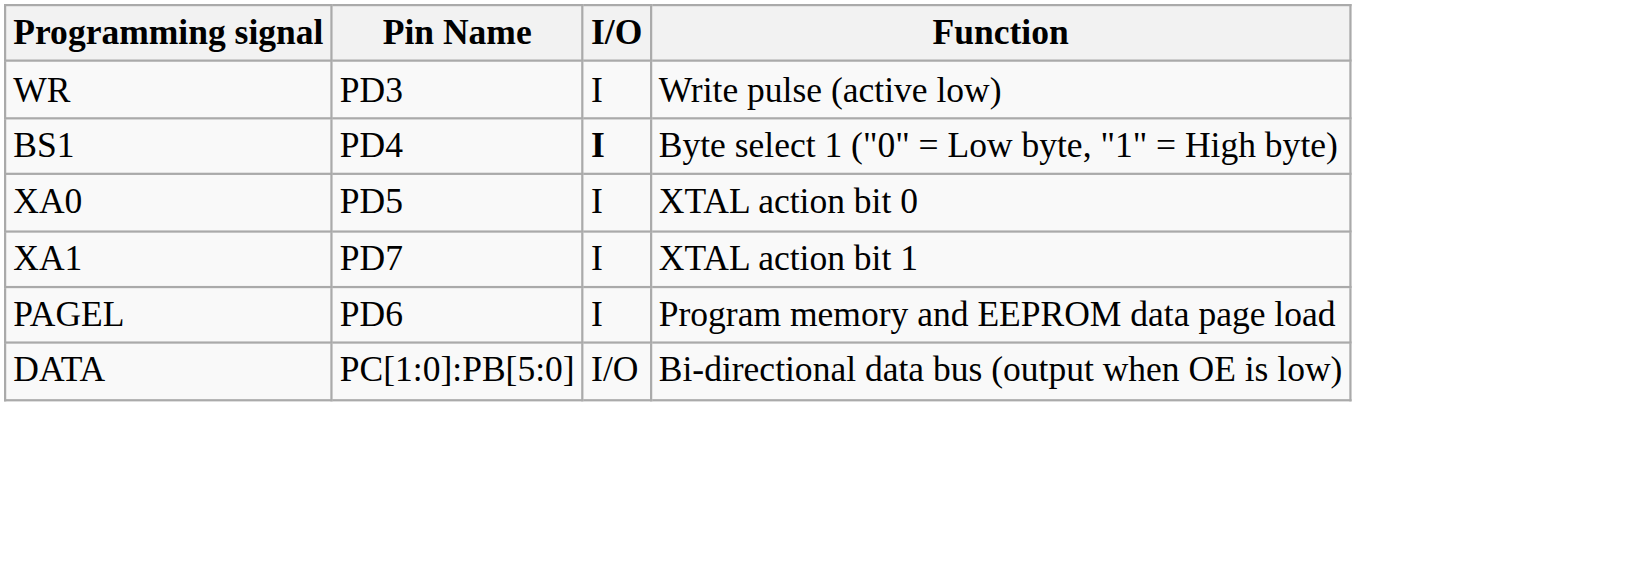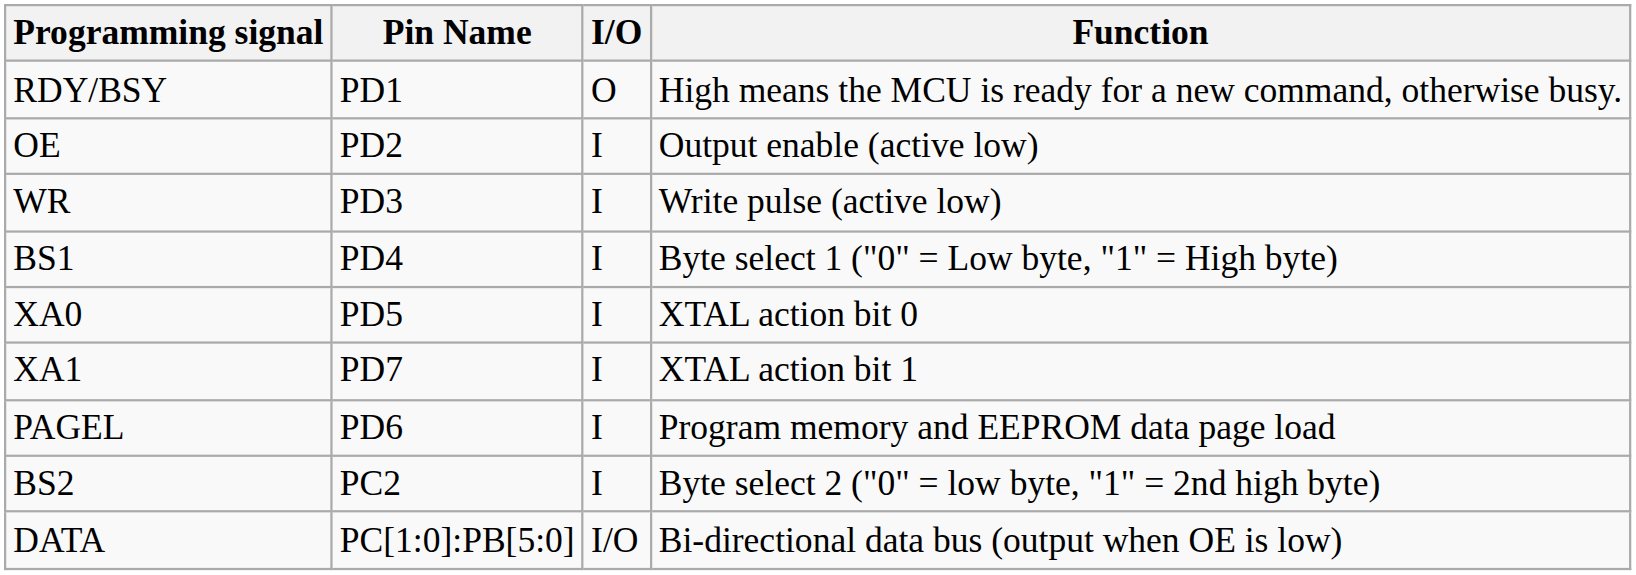+ row: (90, 88)
+ row: (37, 145)
(598, 145) bold -> (597, 257) normal
+ row: (44, 483)
